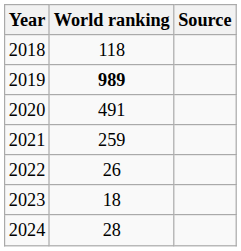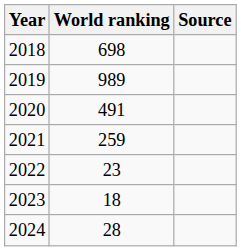(112, 49) 118 -> (112, 49) 698
(112, 79) bold -> (112, 79) normal
(112, 170) 26 -> (112, 170) 23
